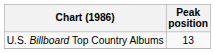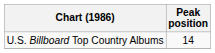(188, 40) 13 -> (188, 40) 14
